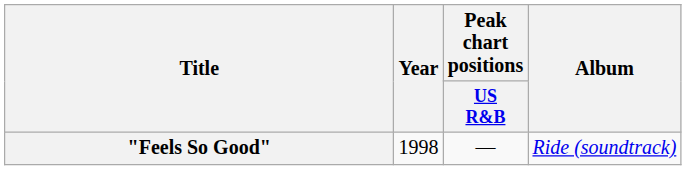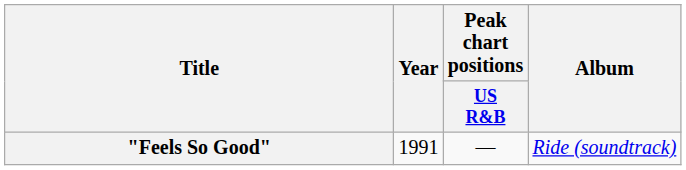(418, 148) 1998 -> (418, 148) 1991
